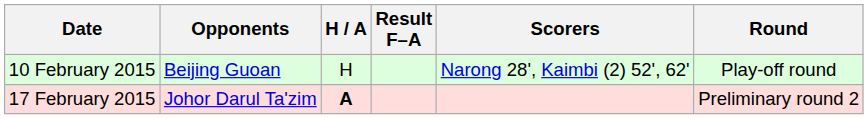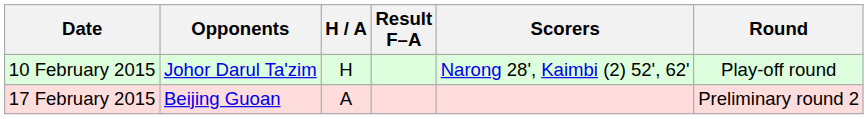(222, 69) Beijing Guoan -> (240, 69) Johor Darul Ta'zim
(240, 98) Johor Darul Ta'zim -> (222, 98) Beijing Guoan
(346, 98) bold -> (346, 98) normal
